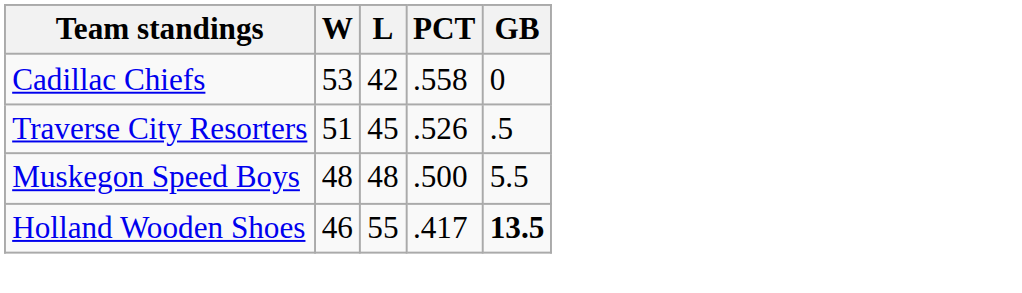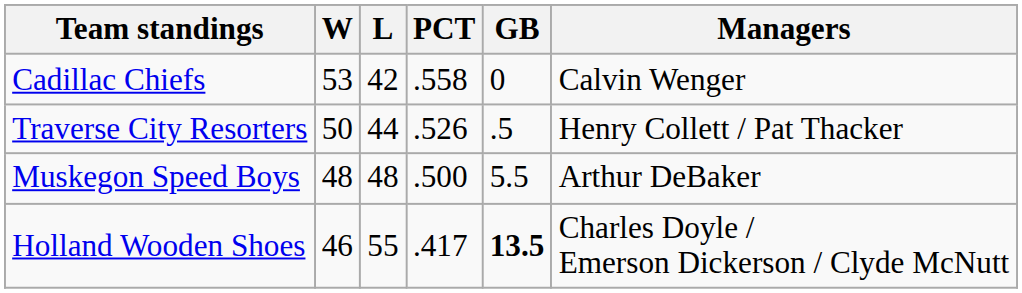+ column: (784, 29)
(337, 128) 51 -> (337, 128) 50
(383, 128) 45 -> (383, 128) 44
